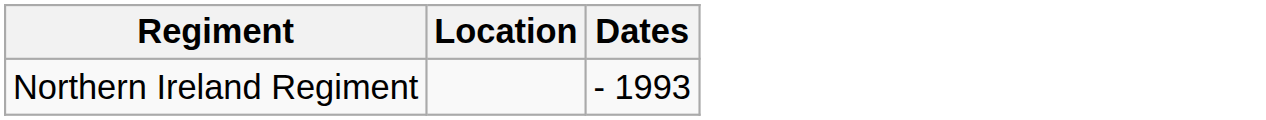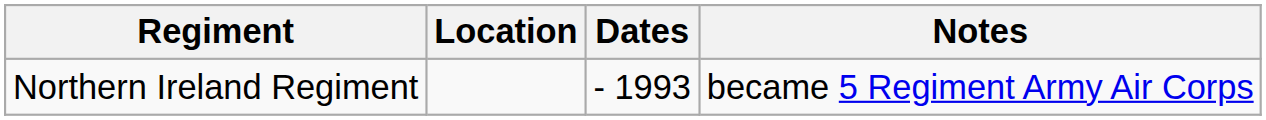+ column: (980, 31)
